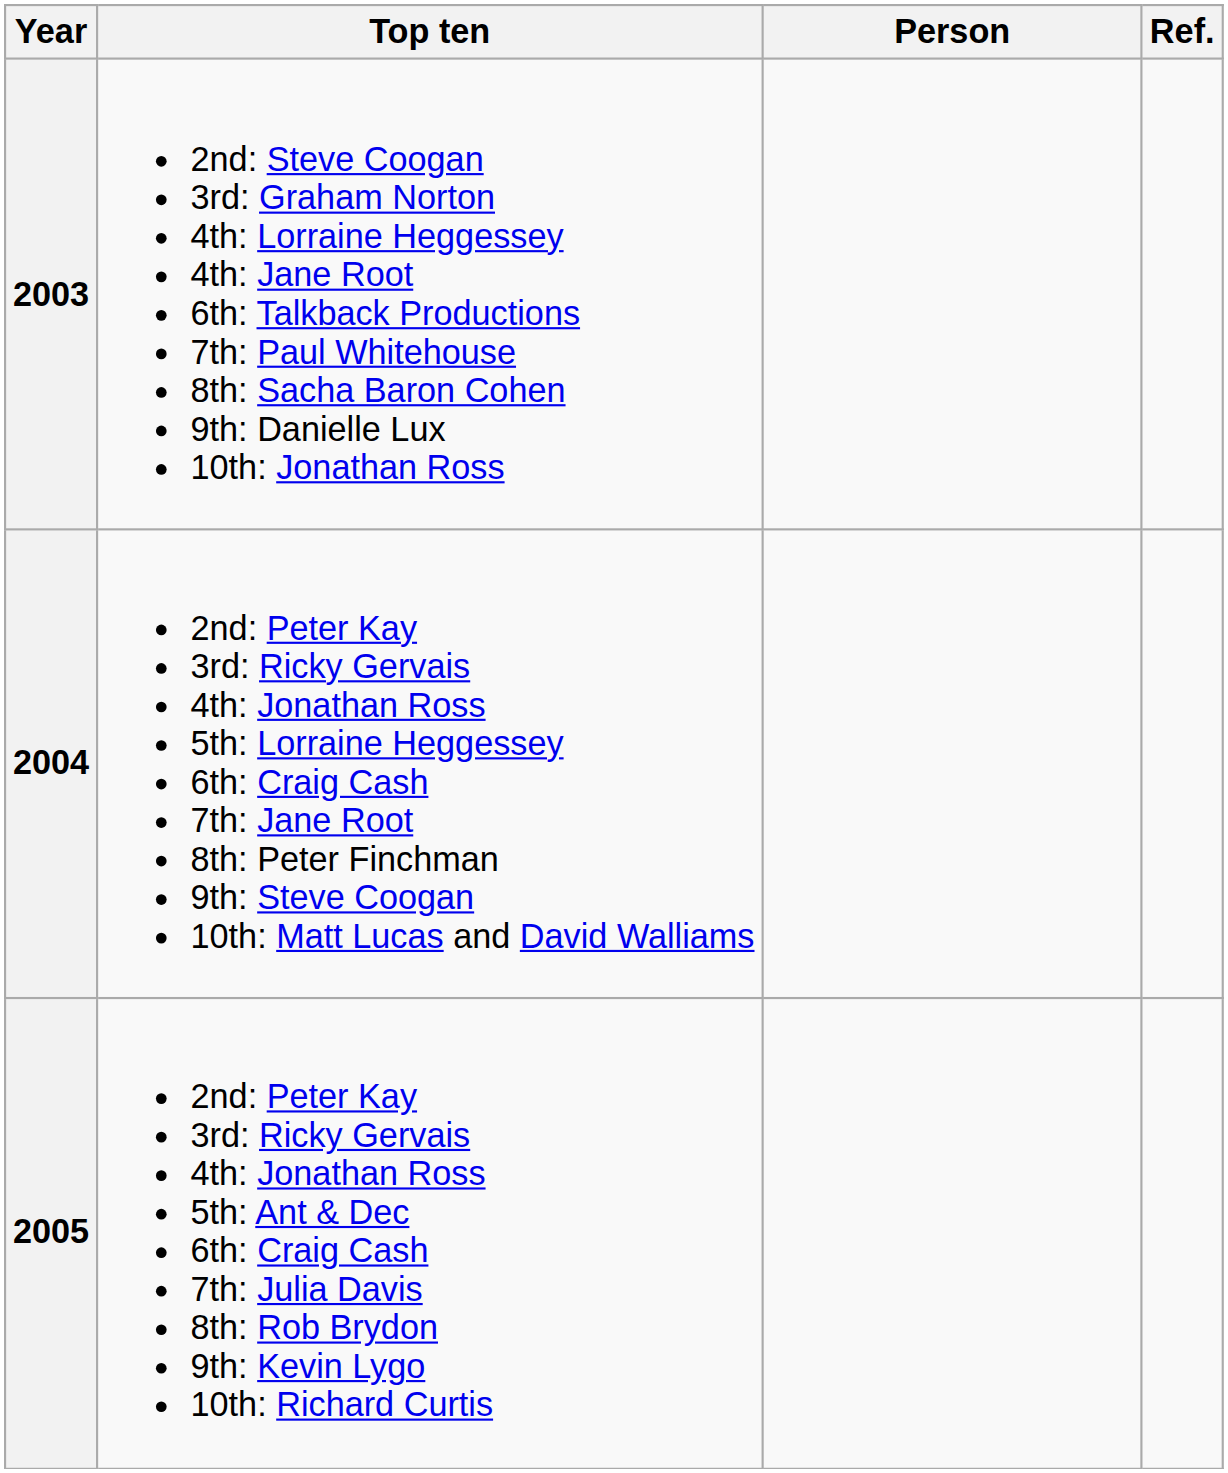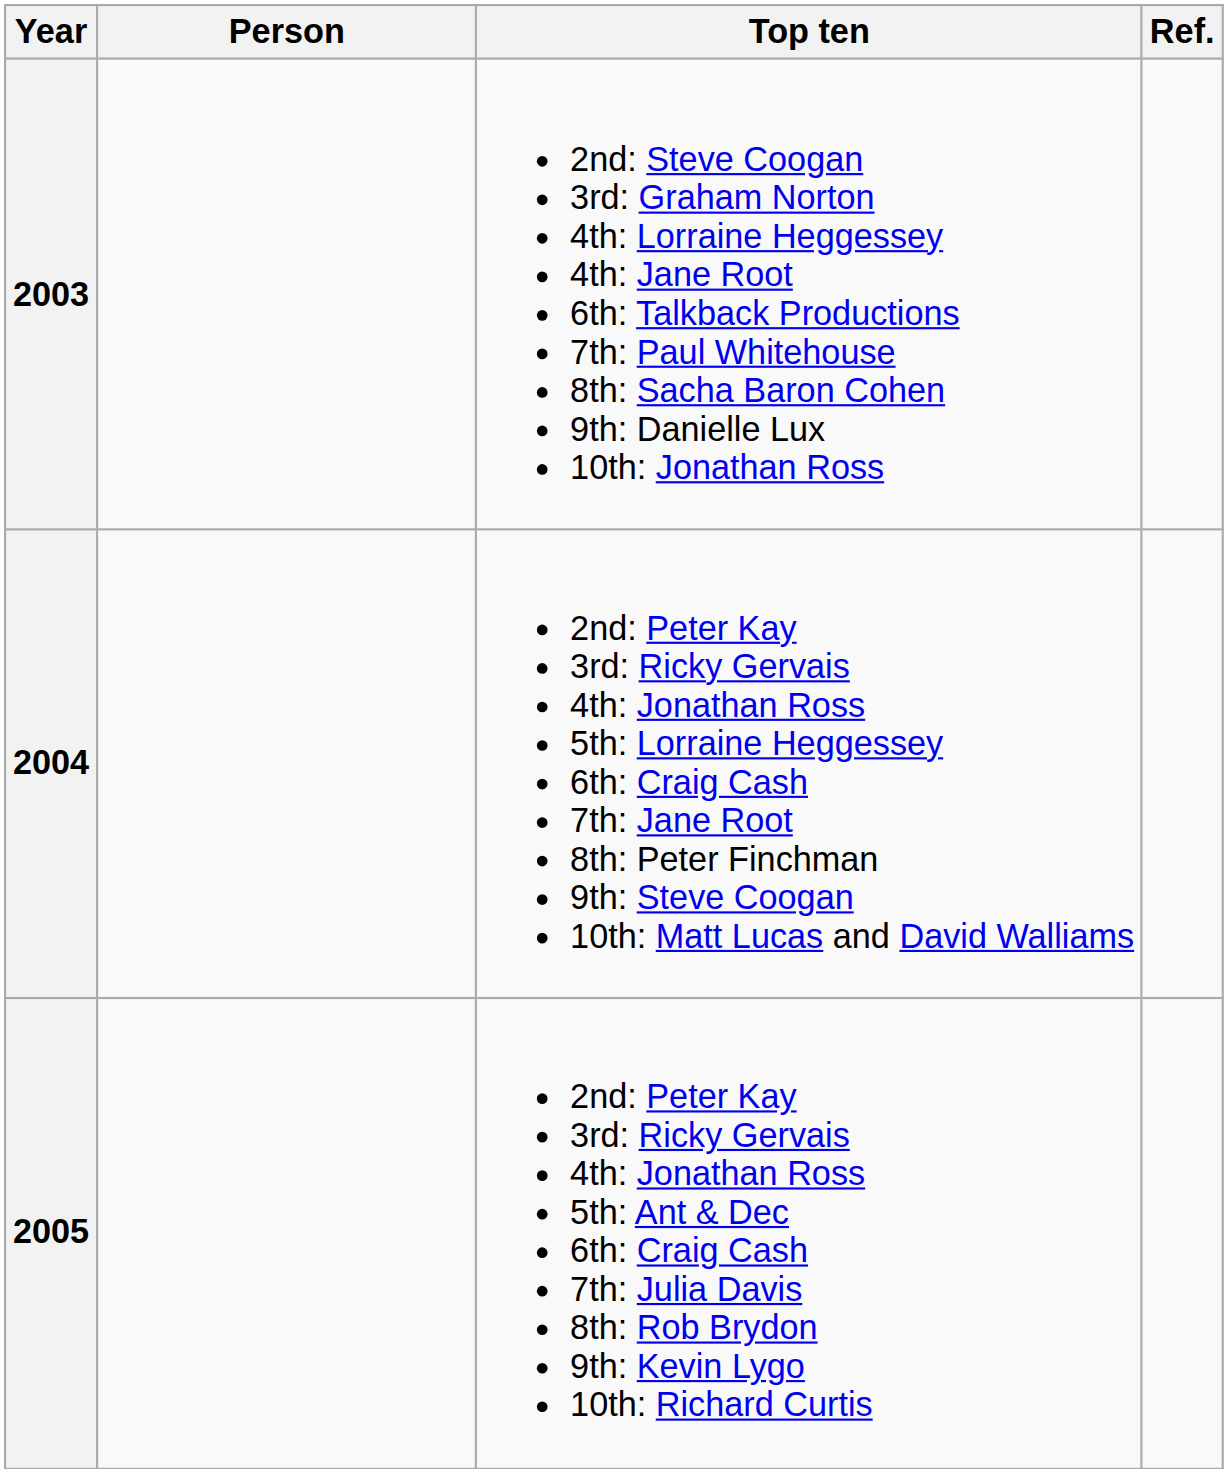columns swapped: (952, 31) <-> (430, 31)
